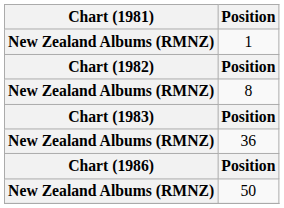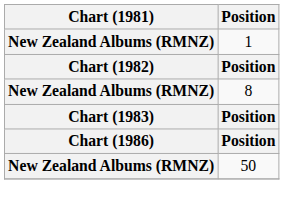- row: (248, 141)
